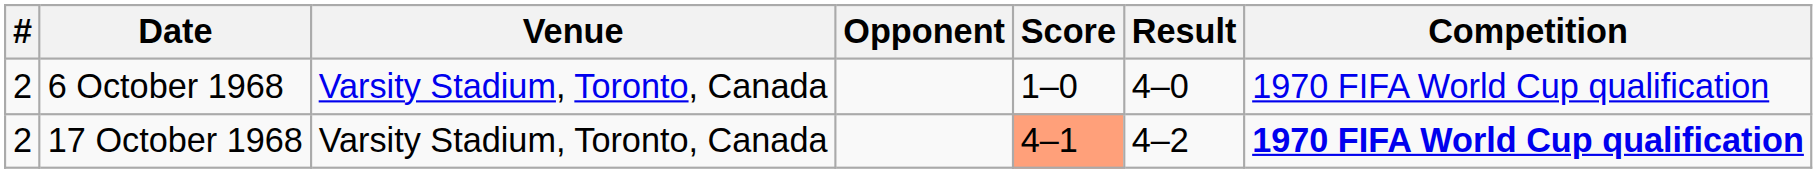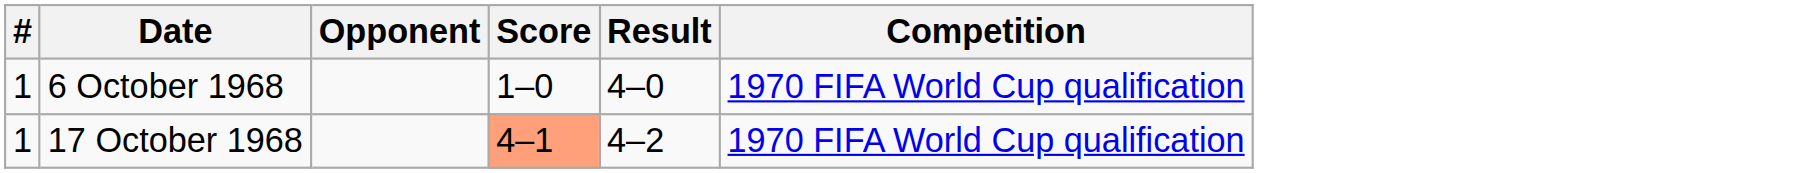- column: (573, 31)
(22, 85) 2 -> (22, 85) 1
(22, 140) 2 -> (22, 140) 1
(1528, 140) bold -> (986, 140) normal
